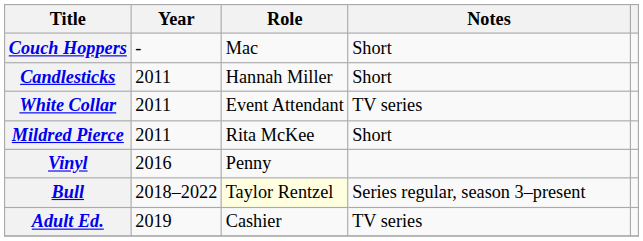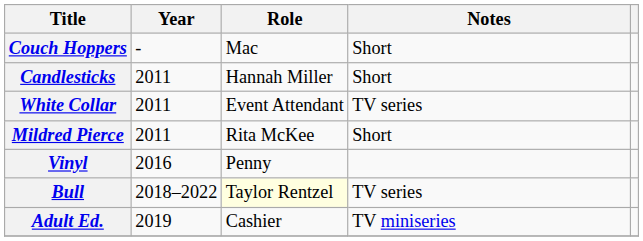(469, 192) Series regular, season 3–present -> (387, 192) TV series
(387, 221) TV series -> (404, 221) TV miniseries
